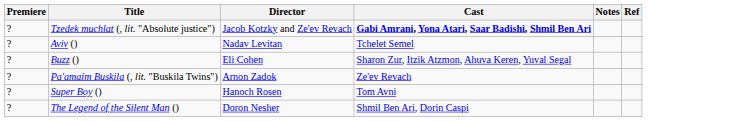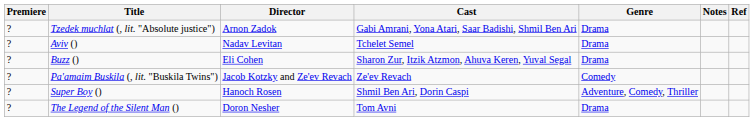+ column: (640, 12)
(287, 28) Jacob Kotzky and Ze'ev Revach -> (249, 28) Arnon Zadok
(474, 28) bold -> (467, 28) normal
(249, 76) Arnon Zadok -> (287, 76) Jacob Kotzky and Ze'ev Revach
(376, 92) Tom Avni -> (413, 92) Shmil Ben Ari, Dorin Caspi
(413, 108) Shmil Ben Ari, Dorin Caspi -> (376, 108) Tom Avni
